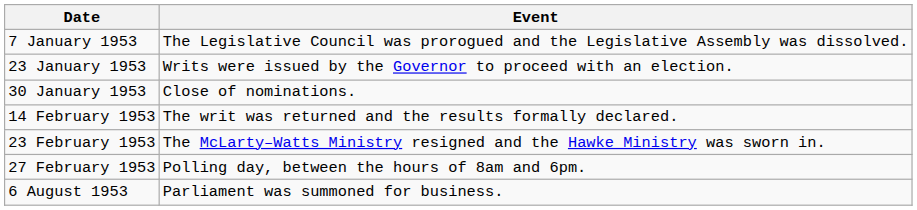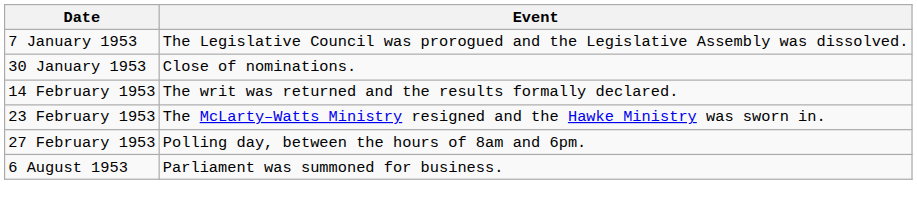- row: (77, 67)
